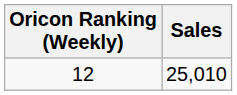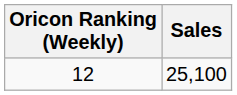(196, 74) 25,010 -> (196, 74) 25,100
